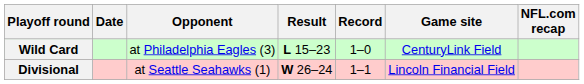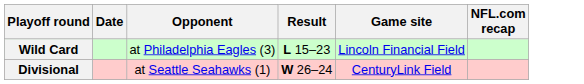- column: (360, 21)
(452, 49) CenturyLink Field -> (402, 49) Lincoln Financial Field
(452, 69) Lincoln Financial Field -> (402, 69) CenturyLink Field
